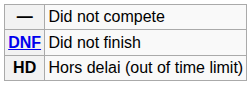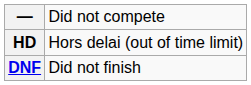rows swapped: (25, 67) <-> (25, 42)
